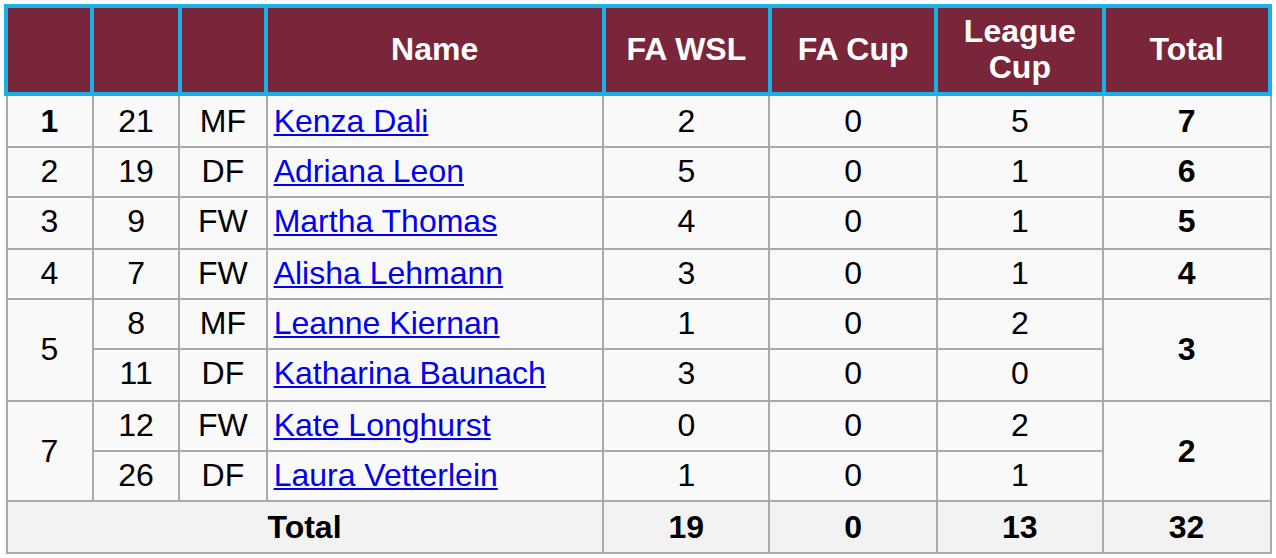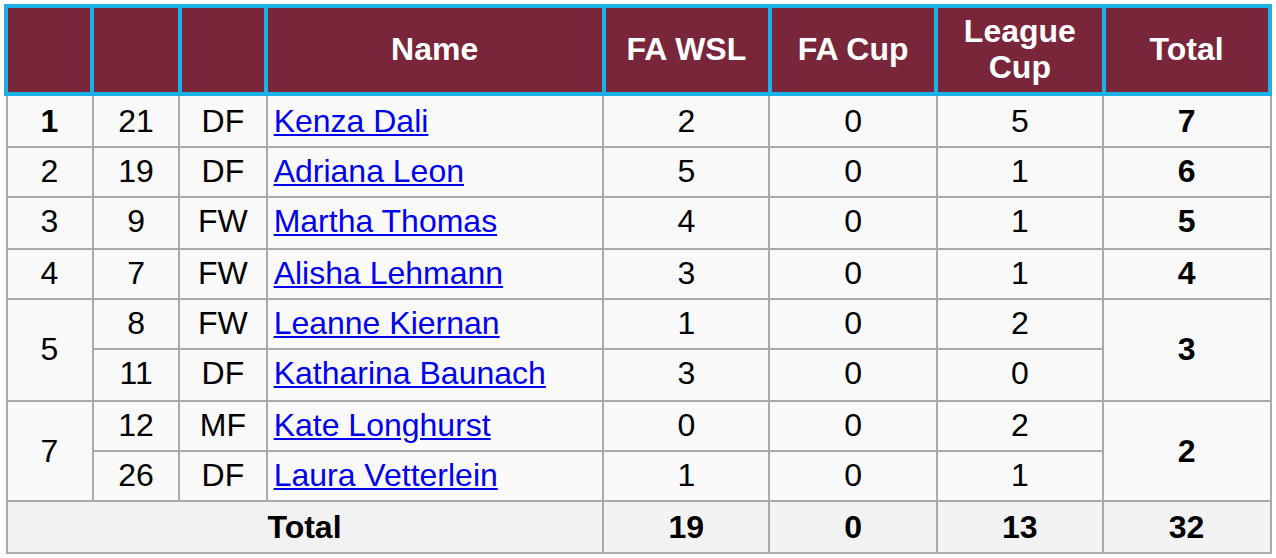(223, 120) MF -> (223, 120) DF
(223, 323) MF -> (223, 323) FW
(223, 425) FW -> (223, 425) MF
